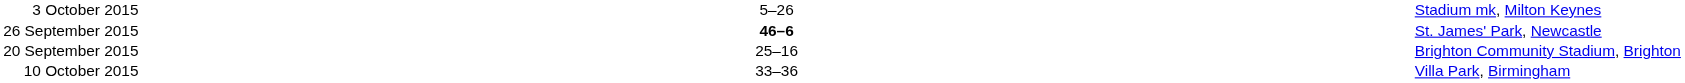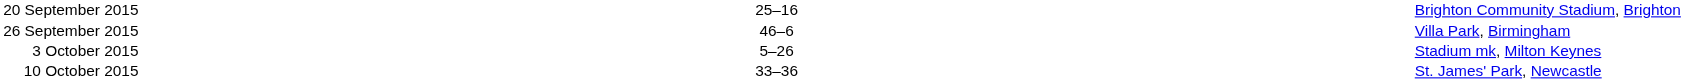rows swapped: (71, 51) <-> (85, 10)
(777, 30) bold -> (777, 30) normal
(1508, 30) St. James' Park, Newcastle -> (1492, 30) Villa Park, Birmingham
(1492, 71) Villa Park, Birmingham -> (1508, 71) St. James' Park, Newcastle
